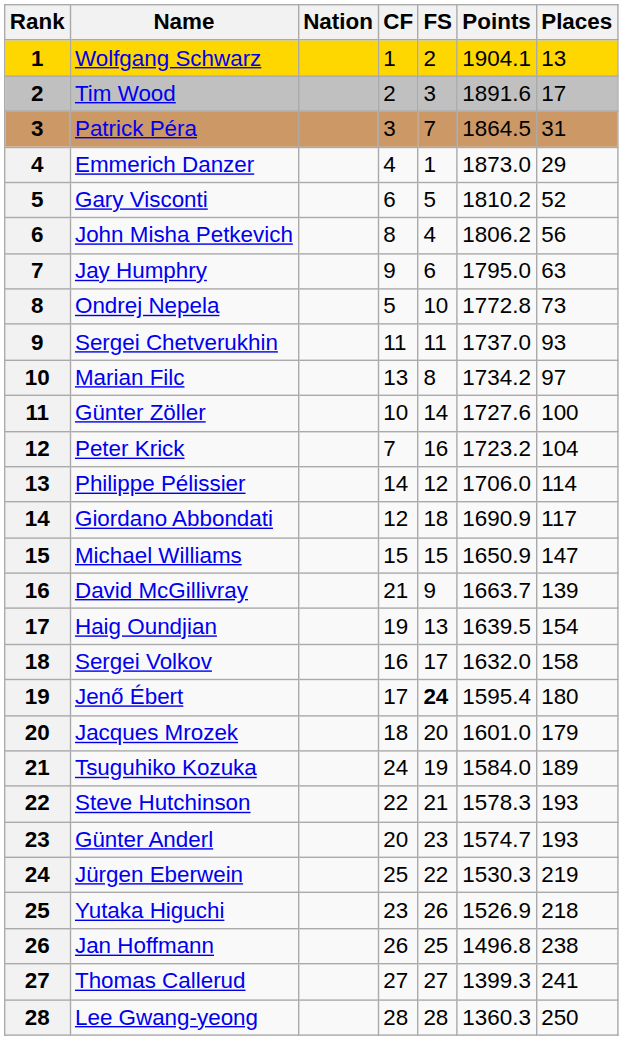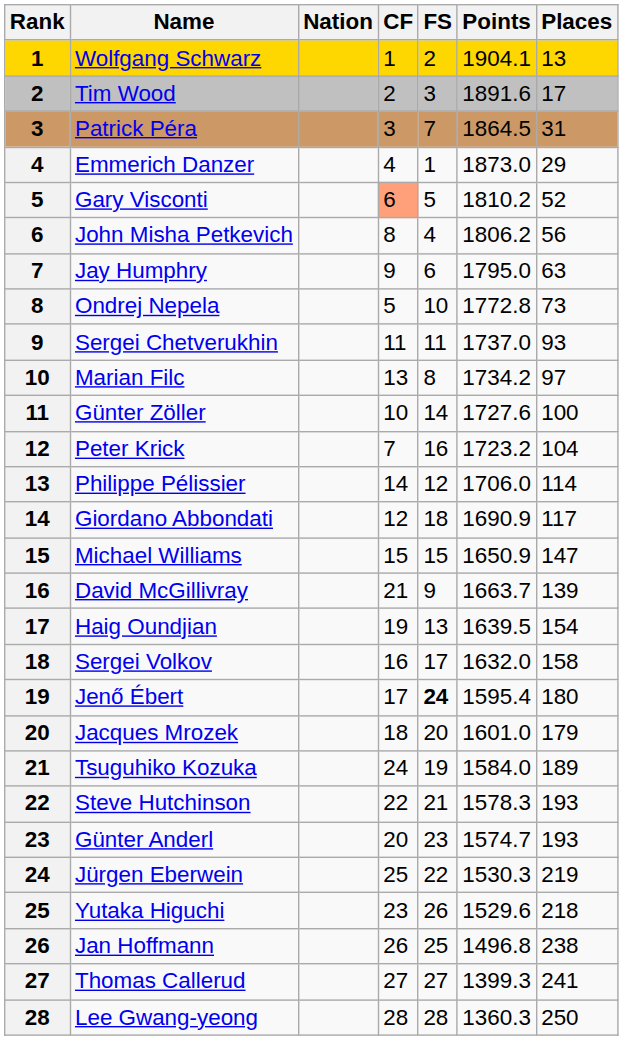(389, 199) no background -> (389, 199) lightsalmon background
(497, 910) 1526.9 -> (497, 910) 1529.6
